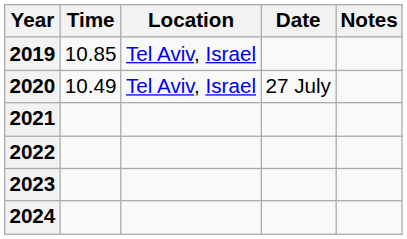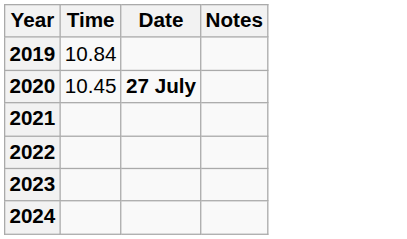- column: (191, 20)
(91, 53) 10.85 -> (91, 53) 10.84
(91, 86) 10.49 -> (91, 86) 10.45
(298, 86) normal -> (161, 86) bold
